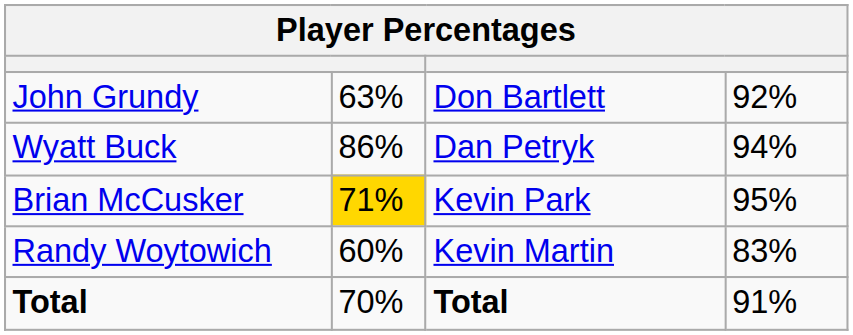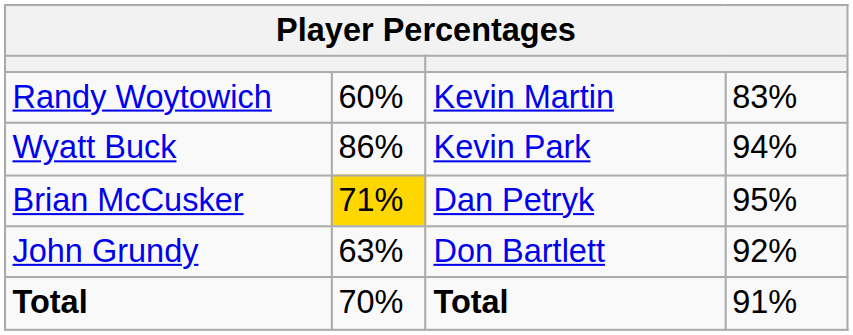rows swapped: (105, 96) <-> (142, 251)
(514, 148) Dan Petryk -> (512, 148) Kevin Park
(512, 199) Kevin Park -> (514, 199) Dan Petryk
